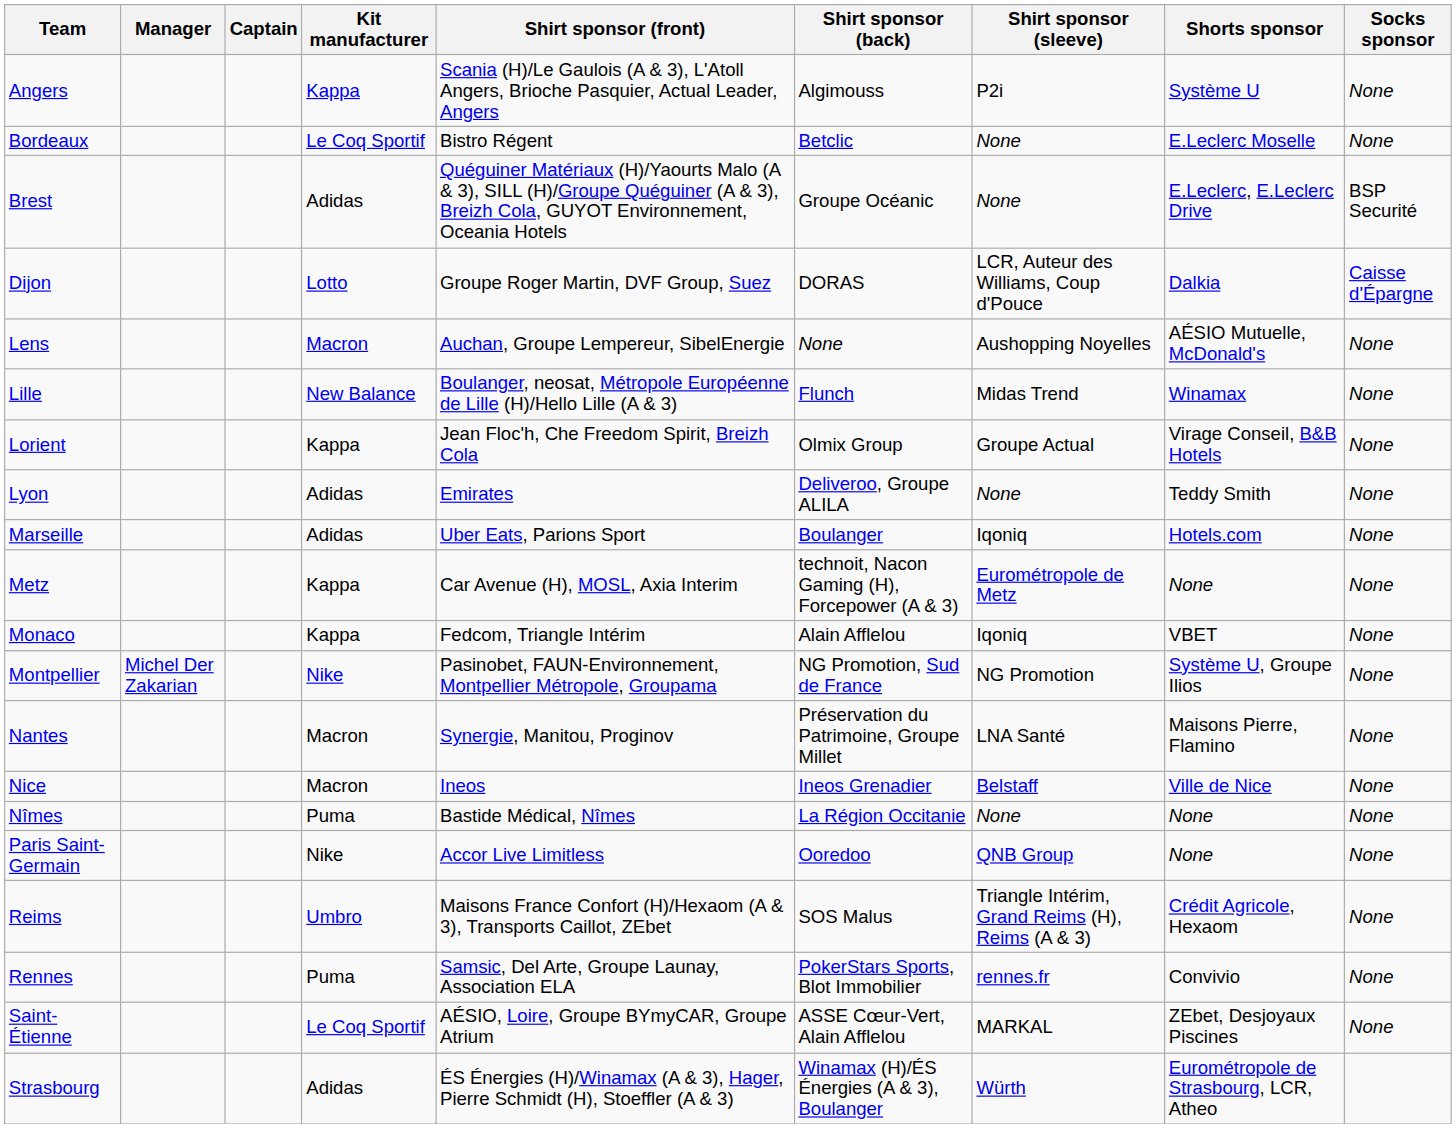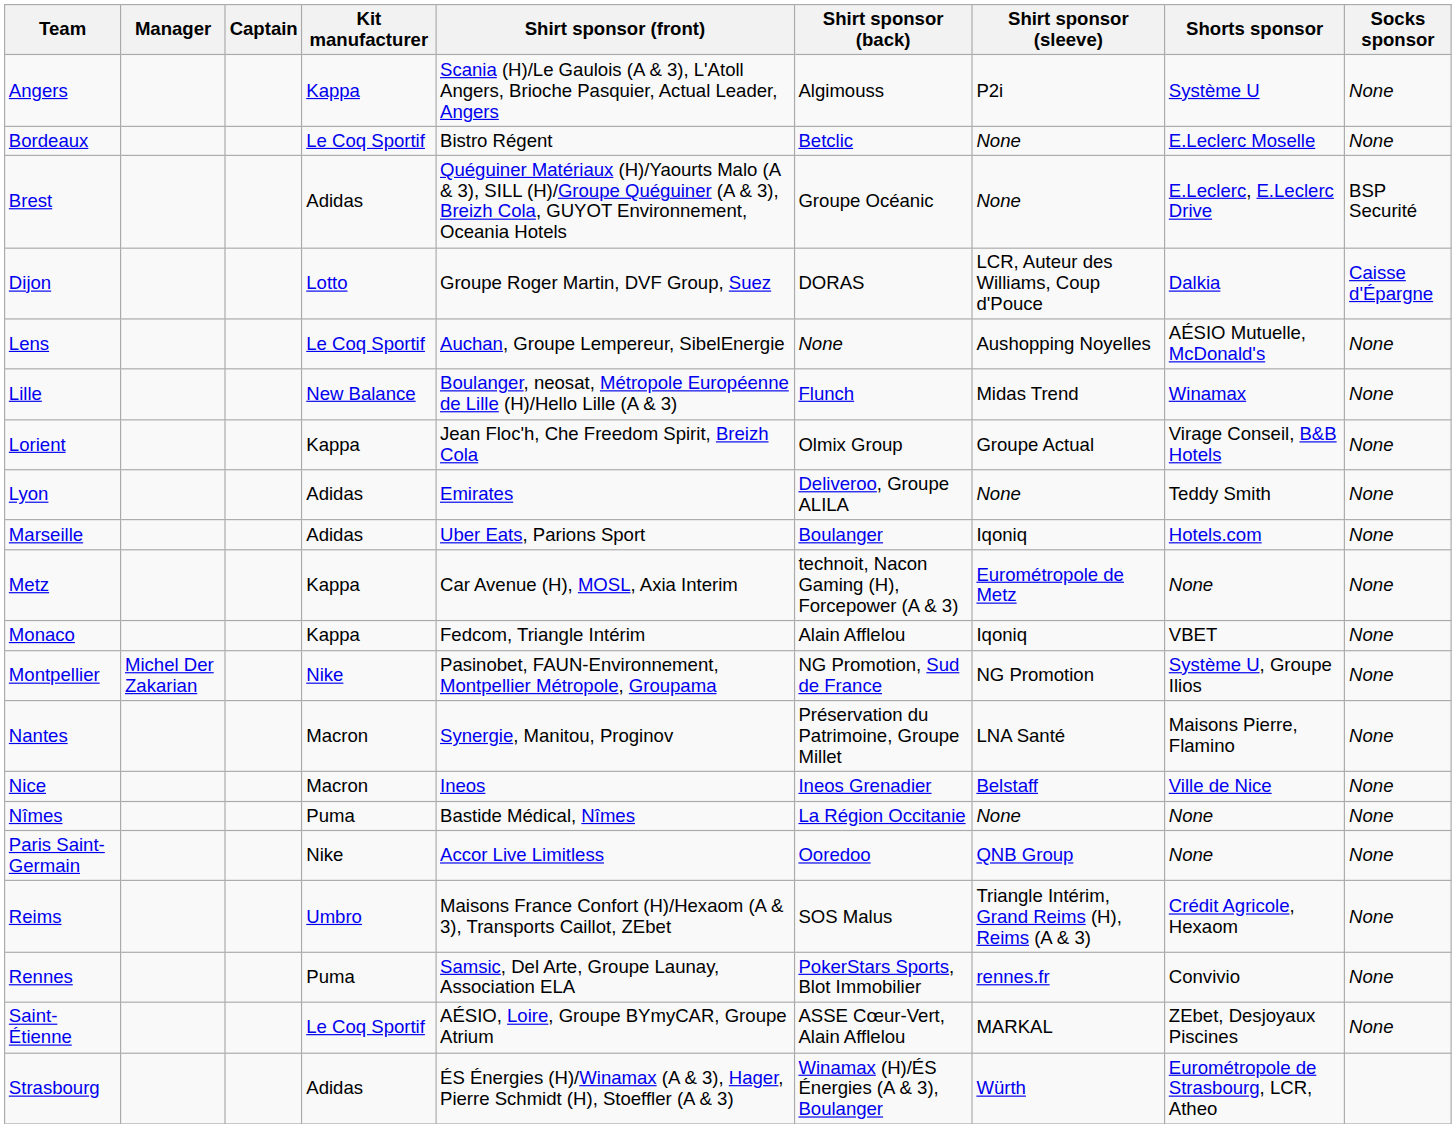(337, 343) Macron -> (366, 343) Le Coq Sportif
